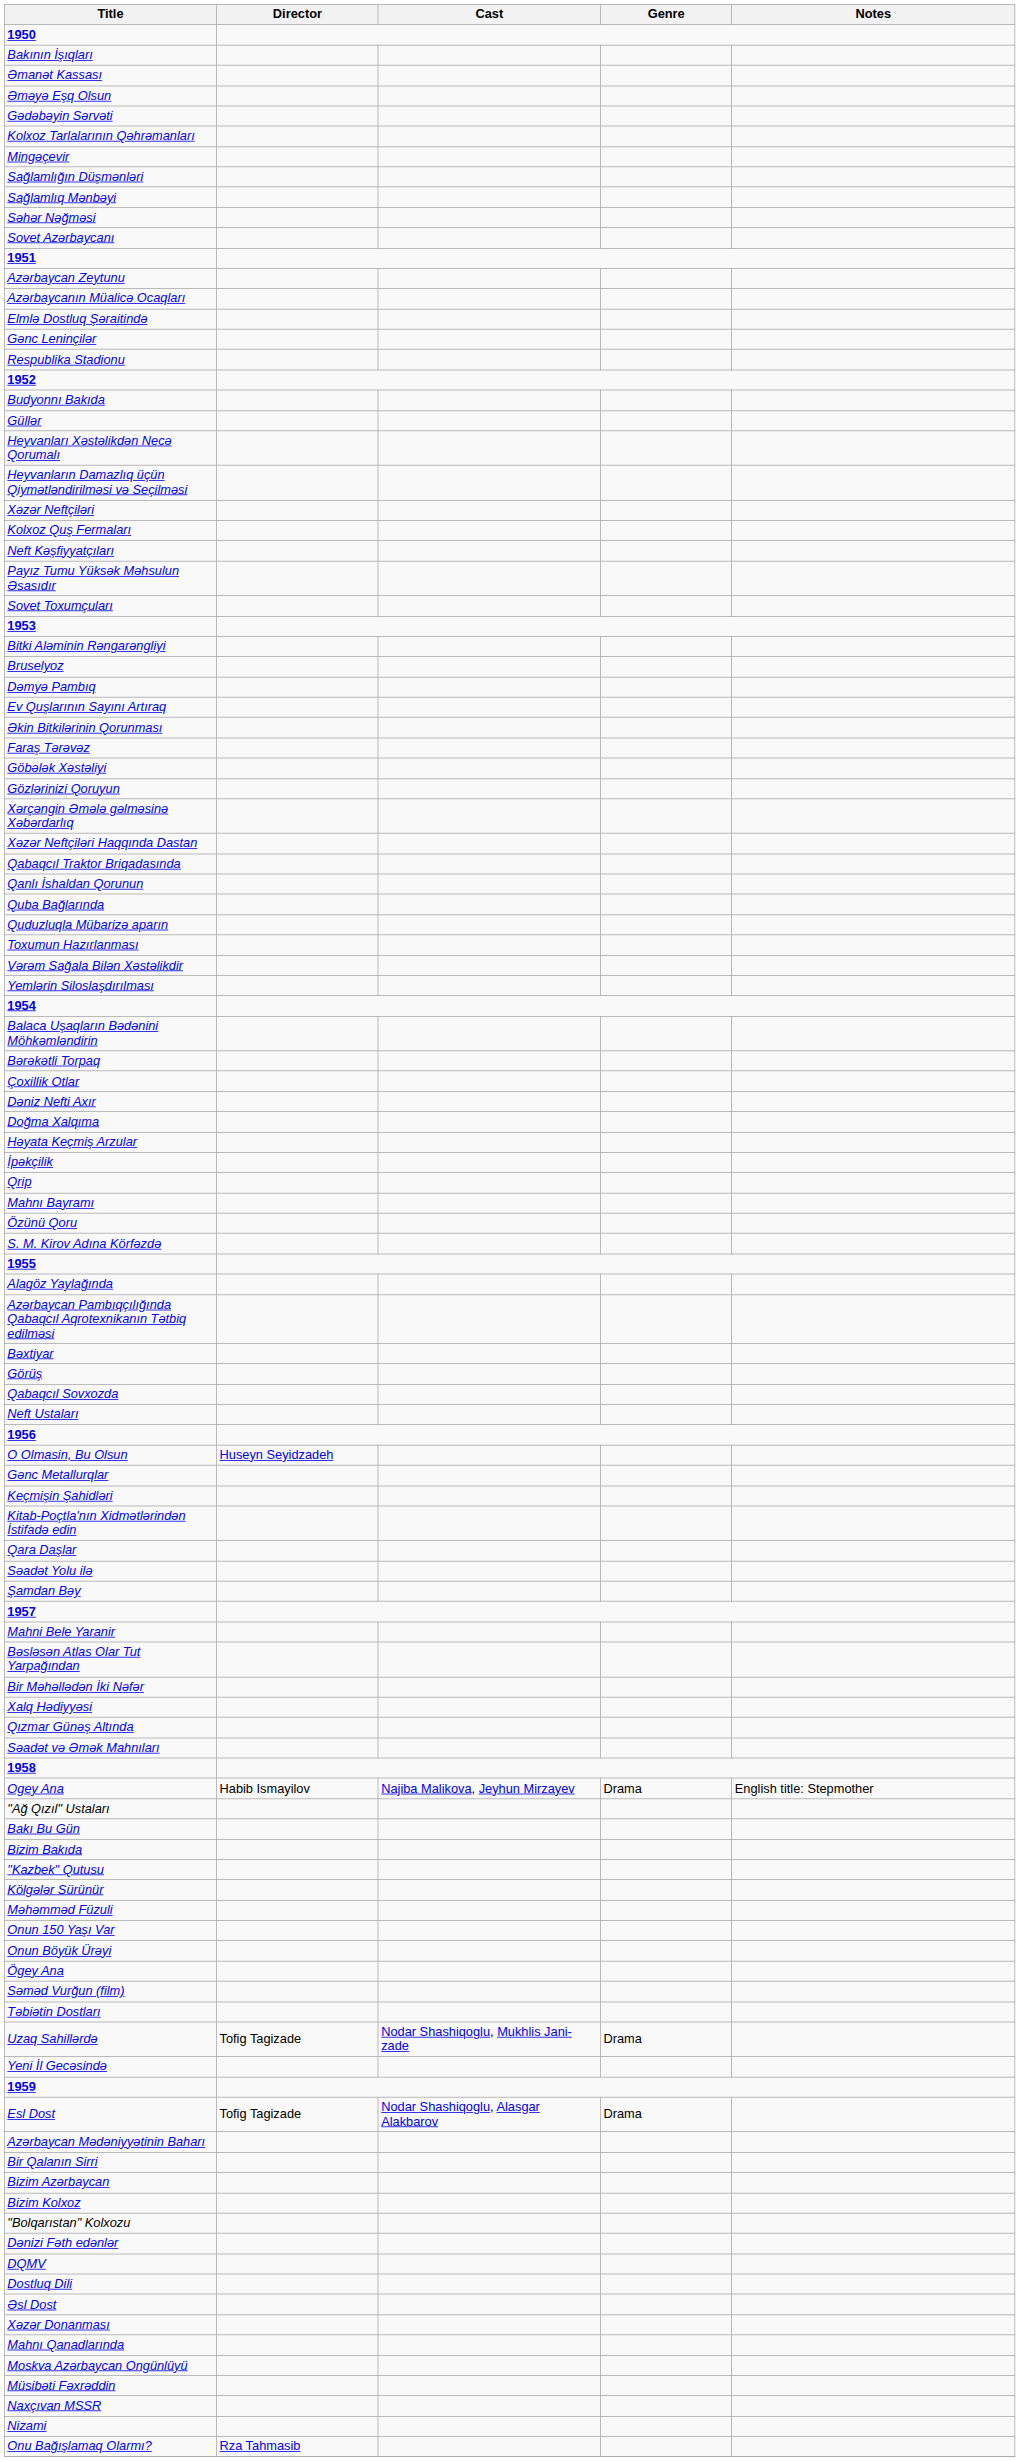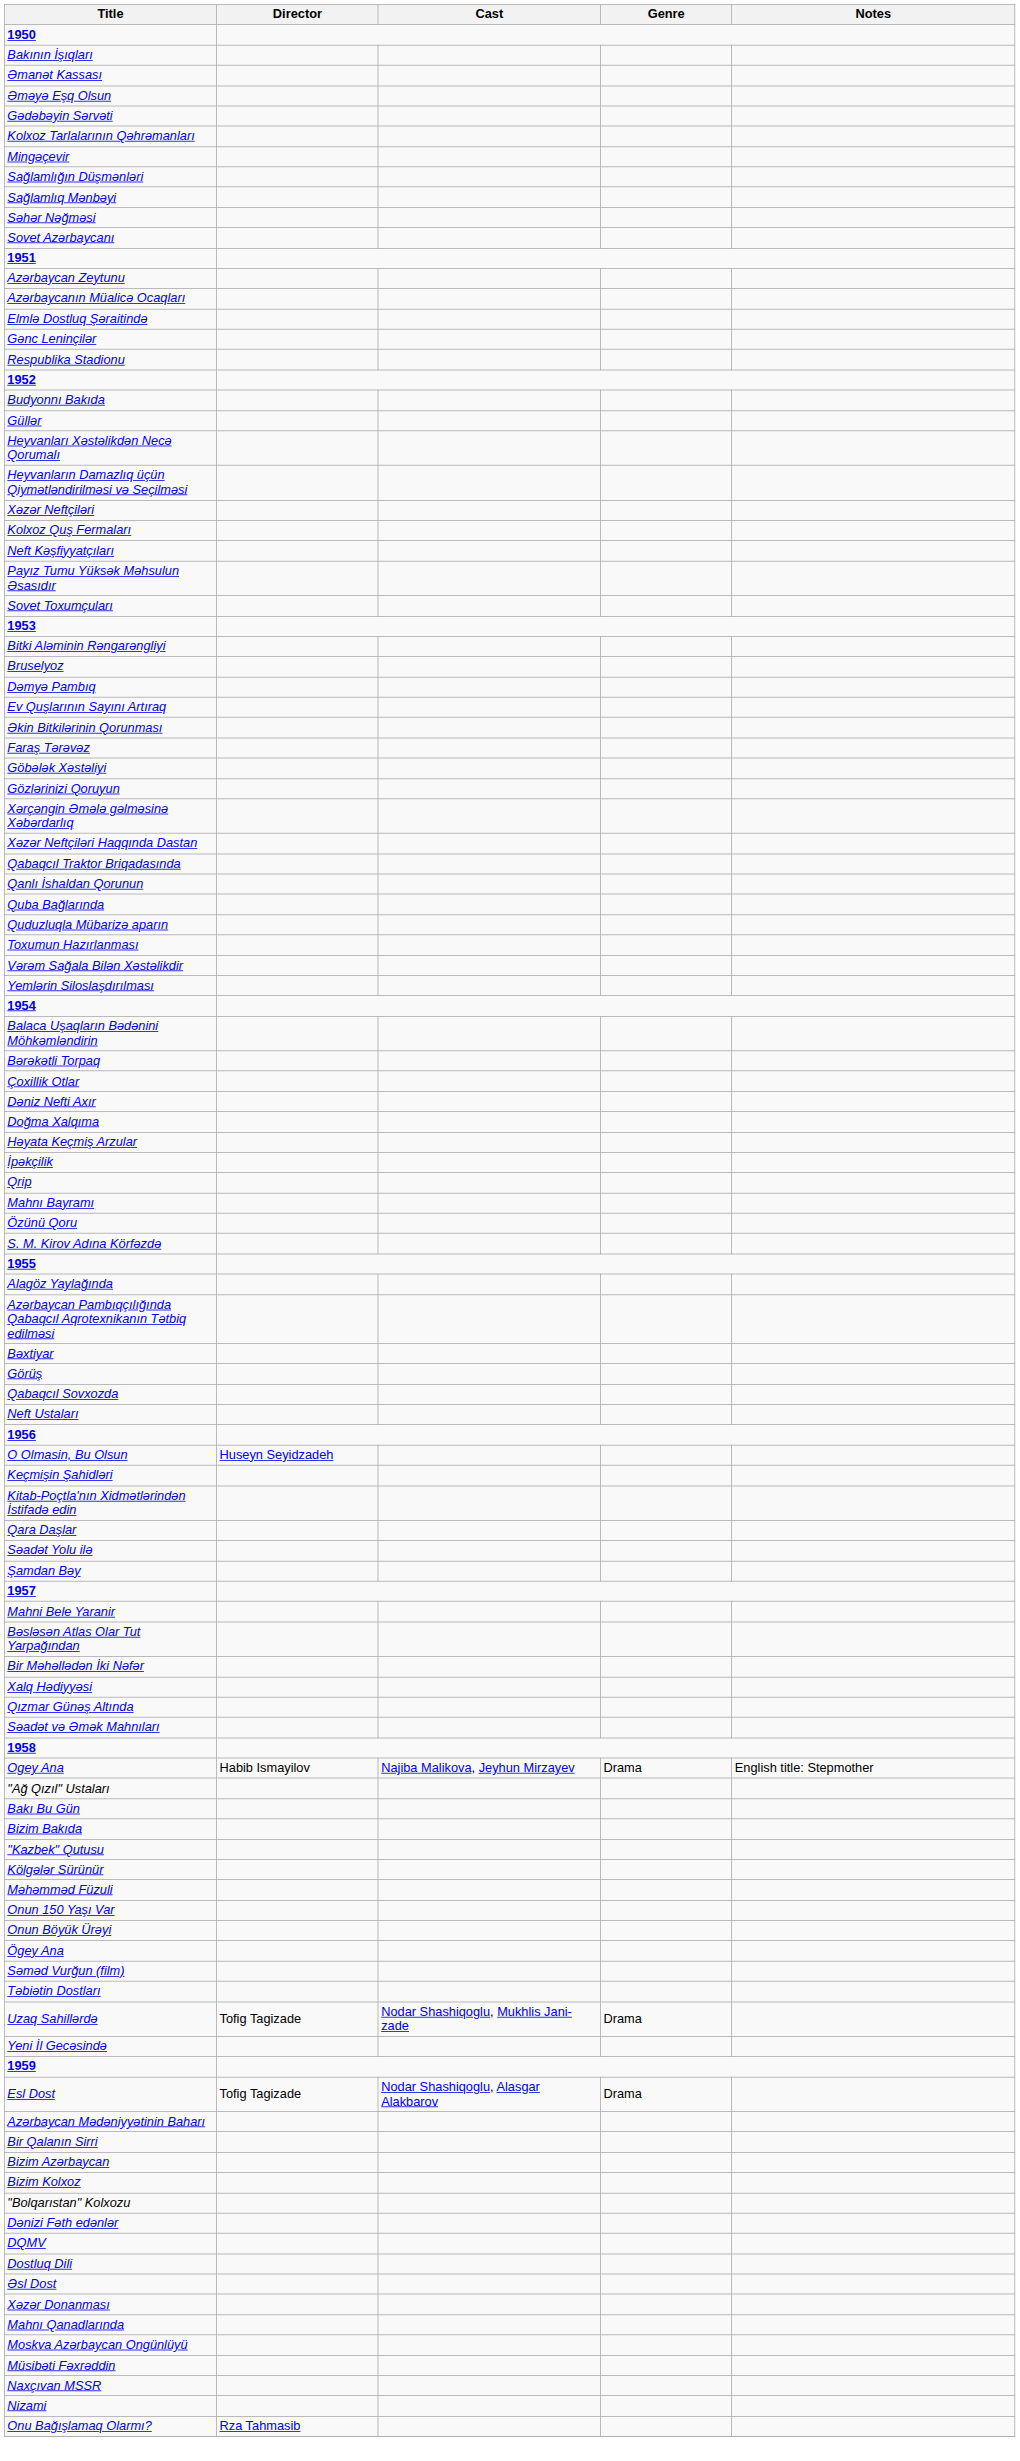- row: (58, 1475)
